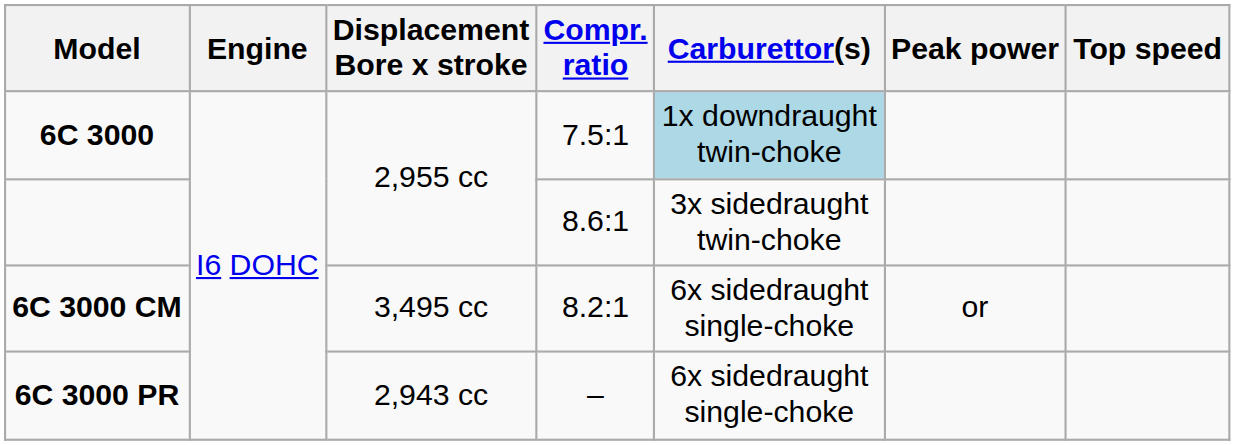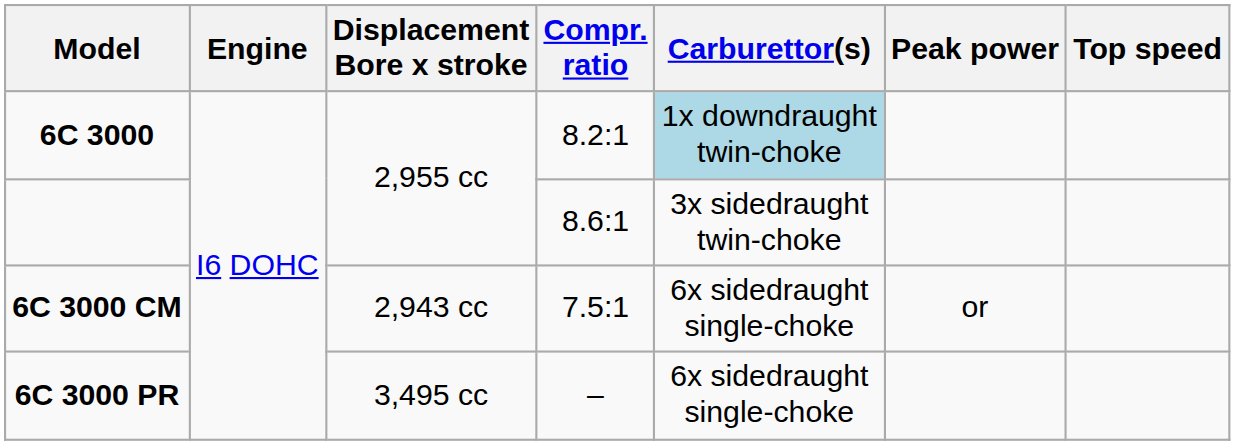(596, 134) 7.5:1 -> (596, 134) 8.2:1
(431, 308) 3,495 cc -> (431, 308) 2,943 cc
(596, 308) 8.2:1 -> (596, 308) 7.5:1
(431, 394) 2,943 cc -> (431, 394) 3,495 cc
